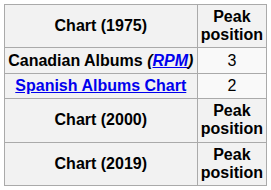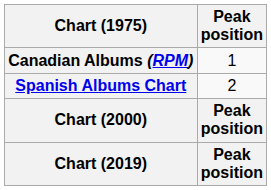(232, 60) 3 -> (232, 60) 1
